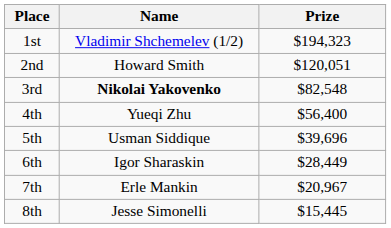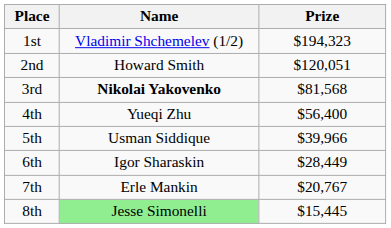(322, 89) $82,548 -> (322, 89) $81,568
(322, 138) $39,696 -> (322, 138) $39,966
(322, 187) $20,967 -> (322, 187) $20,767
(159, 211) no background -> (159, 211) lightgreen background
